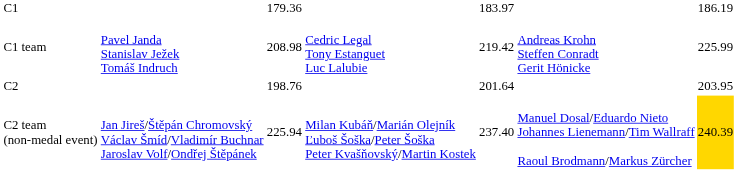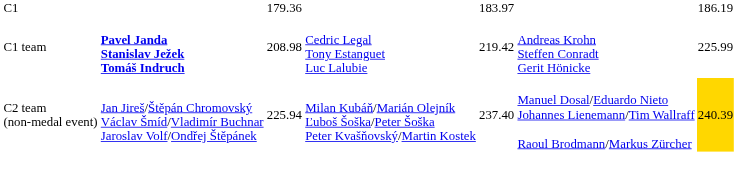(140, 54) normal -> (143, 54) bold
- row: (11, 86)
